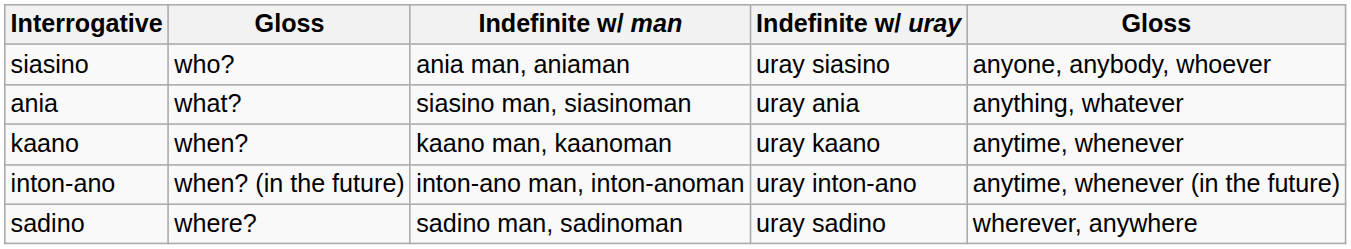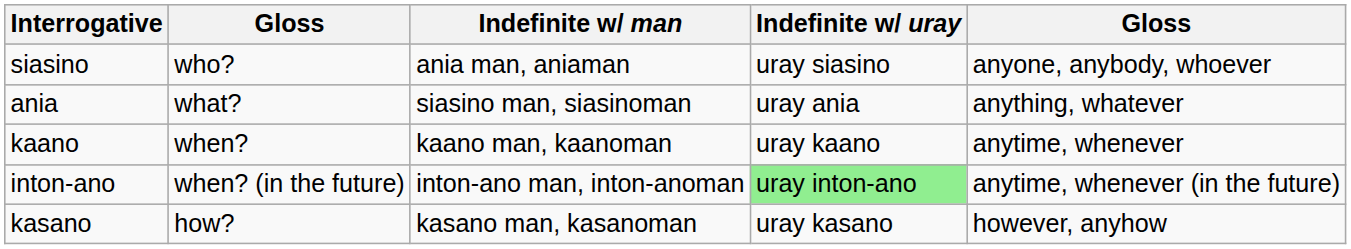(836, 183) no background -> (836, 183) lightgreen background
+ row: (51, 223)
- row: (48, 223)
